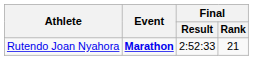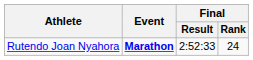(233, 47) 21 -> (233, 47) 24
